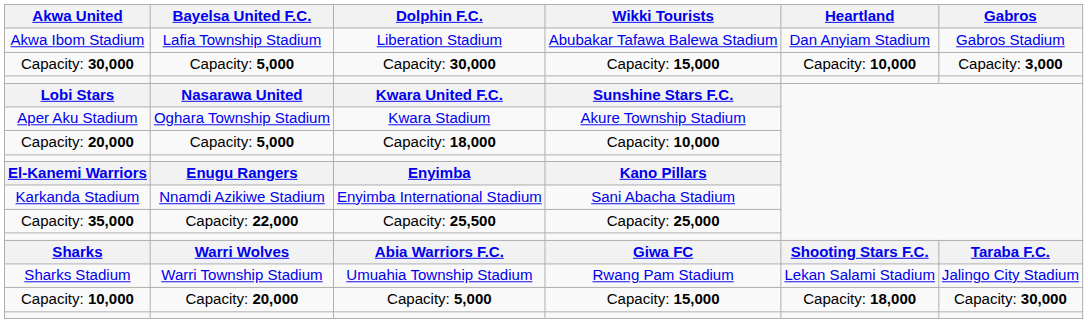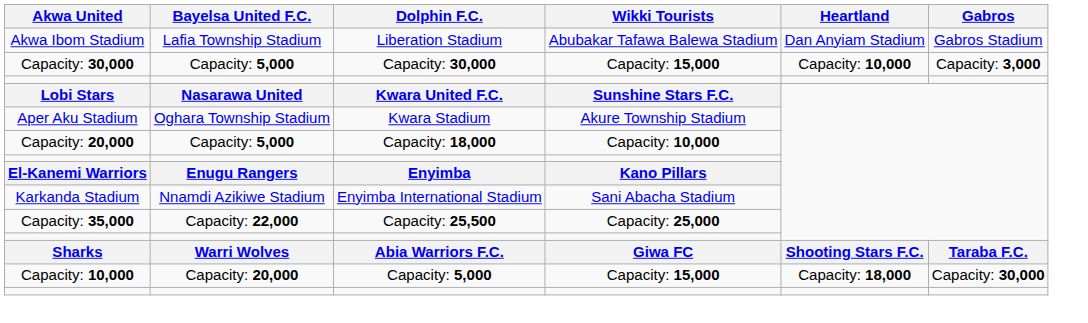- row: (77, 275)
